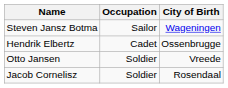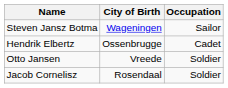columns swapped: (191, 12) <-> (129, 12)
